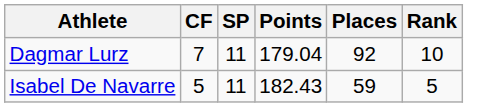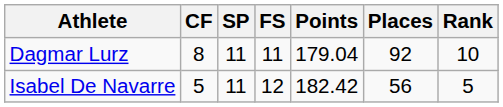+ column: (272, 21)
(199, 54) 7 -> (199, 54) 8
(291, 86) 182.43 -> (327, 86) 182.42
(364, 86) 59 -> (400, 86) 56
